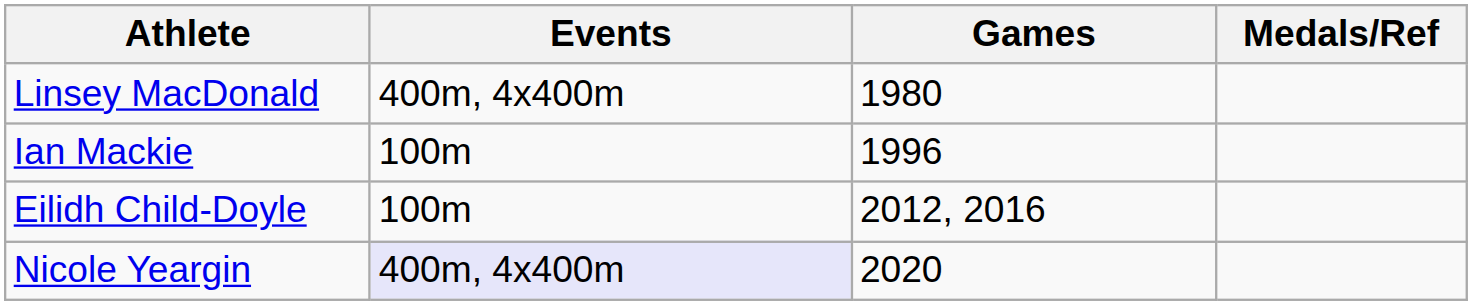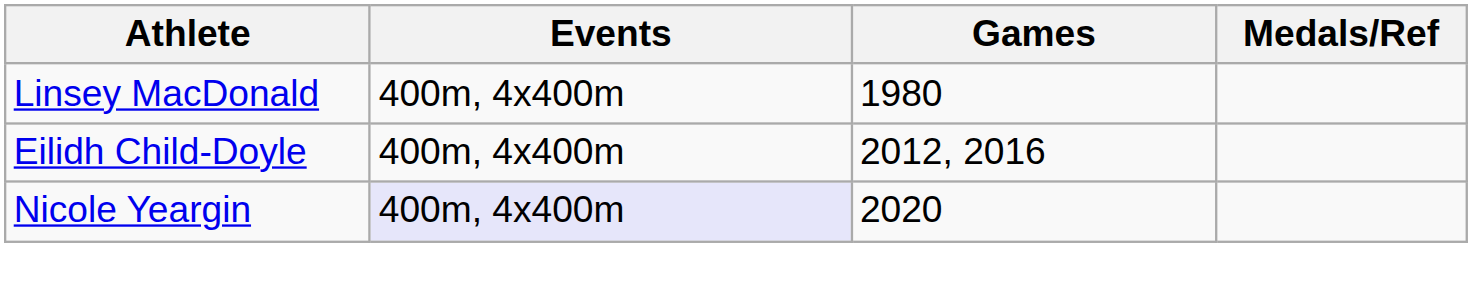- row: (103, 151)
(425, 210) 100m -> (502, 151) 400m, 4x400m
